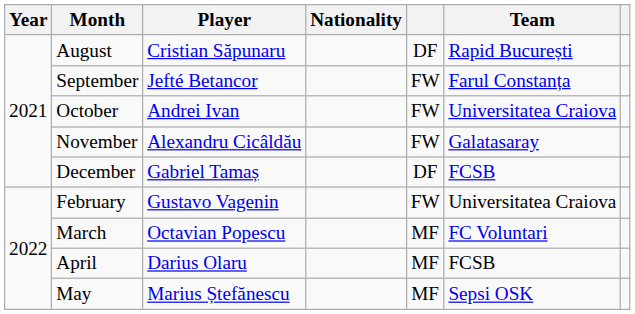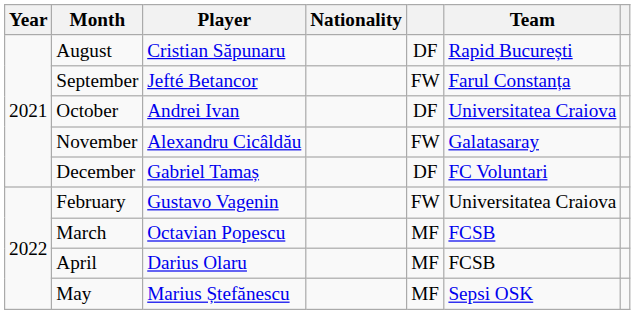(425, 111) FW -> (425, 111) DF
(472, 171) FCSB -> (498, 171) FC Voluntari
(498, 232) FC Voluntari -> (472, 232) FCSB
